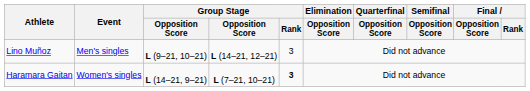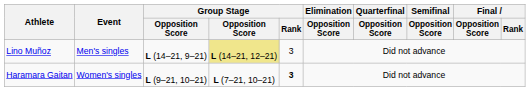(176, 57) L (9–21, 10–21) -> (176, 57) L (14–21, 9–21)
(244, 57) no background -> (244, 57) khaki background
(176, 80) L (14–21, 9–21) -> (176, 80) L (9–21, 10–21)
